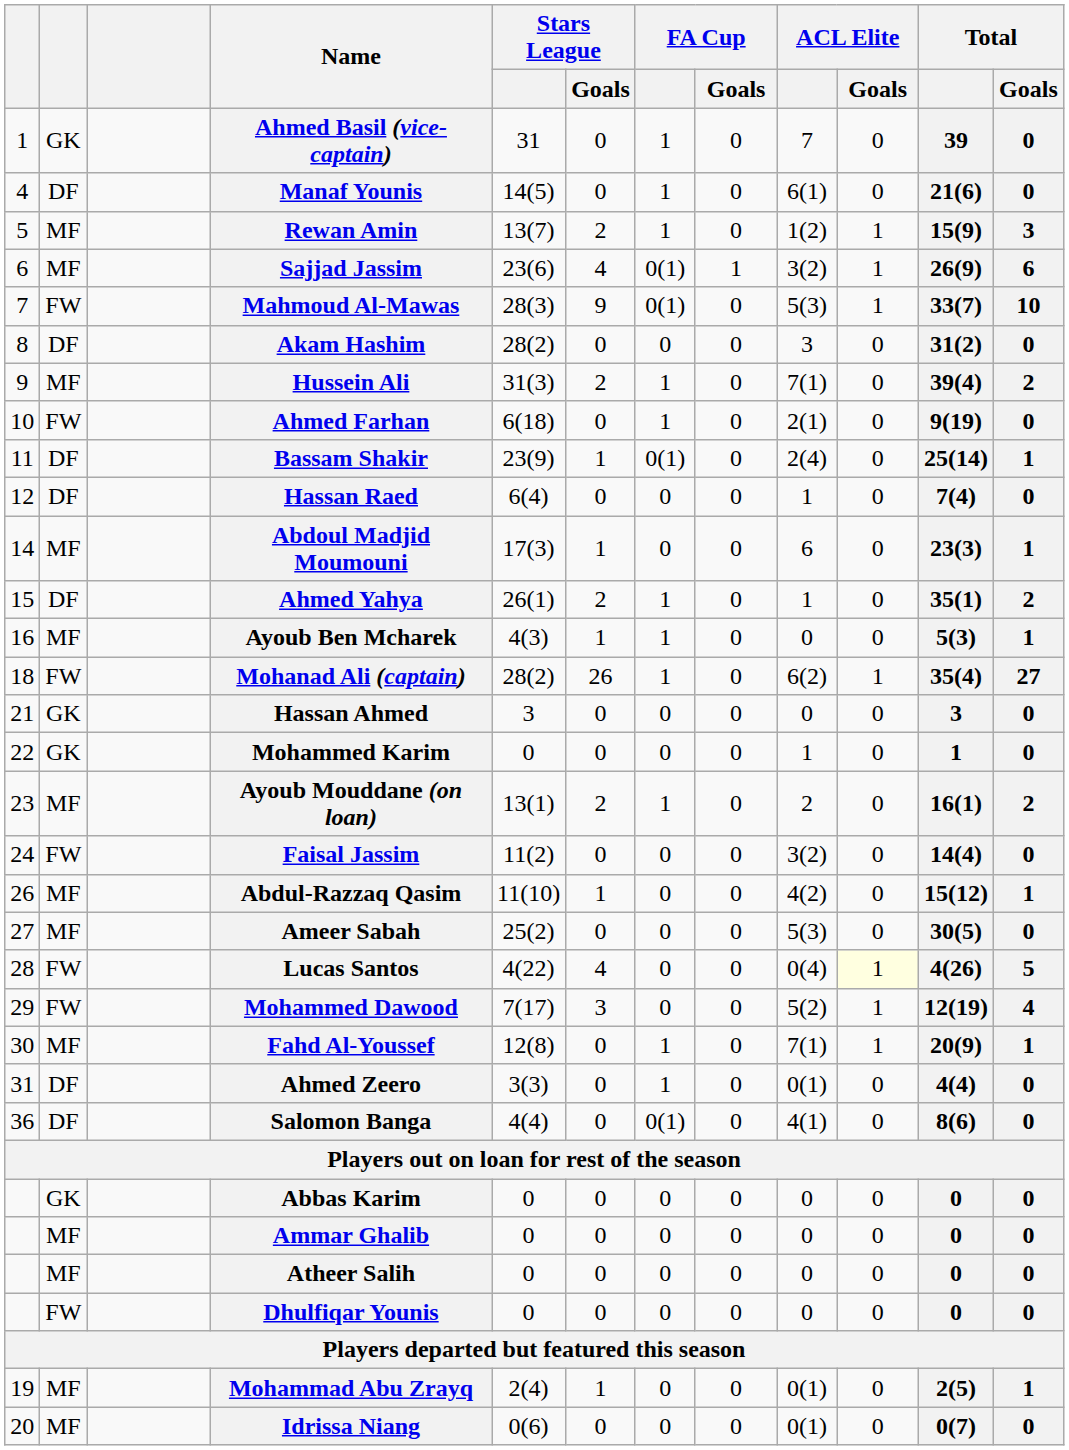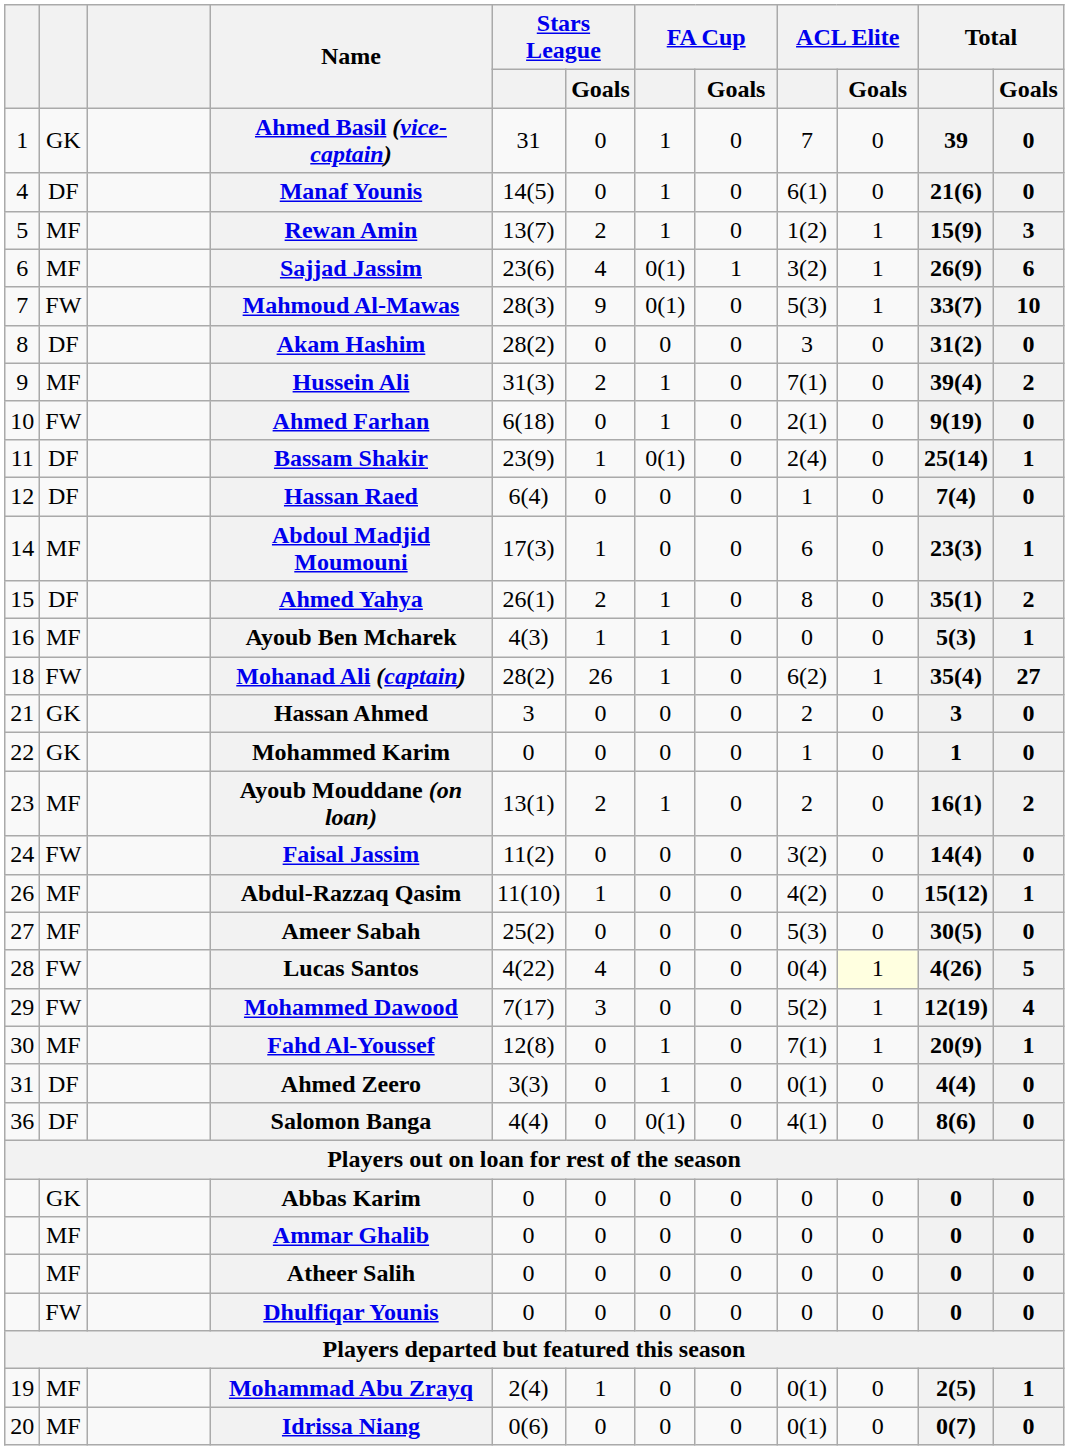(807, 599) 1 -> (807, 599) 8
(807, 713) 0 -> (807, 713) 2
